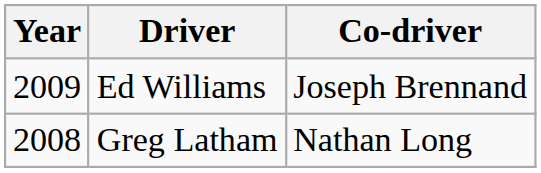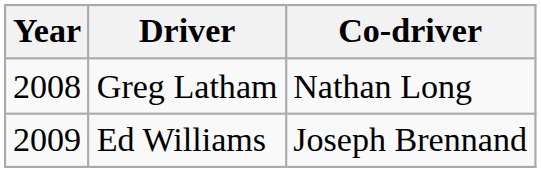rows swapped: (187, 139) <-> (181, 85)
